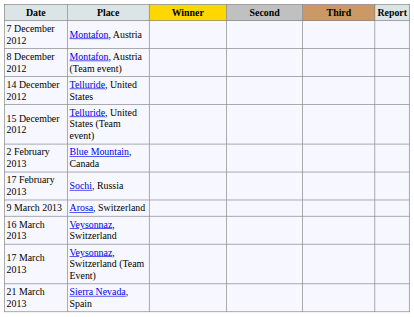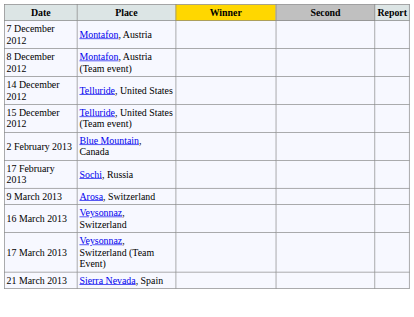- column: (339, 12)
